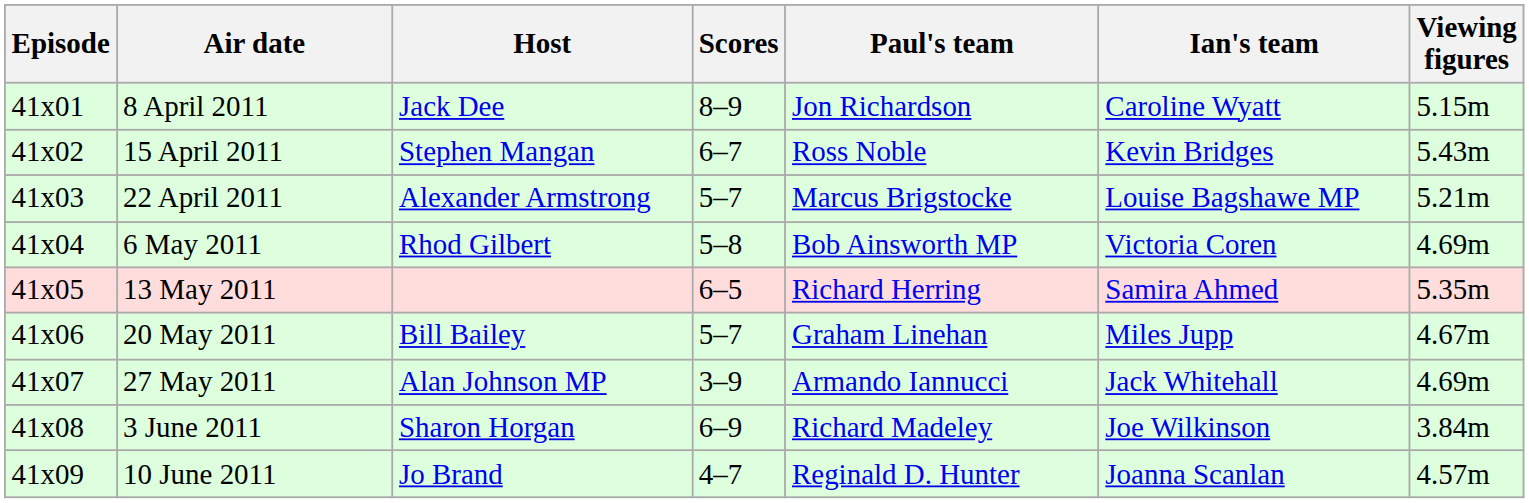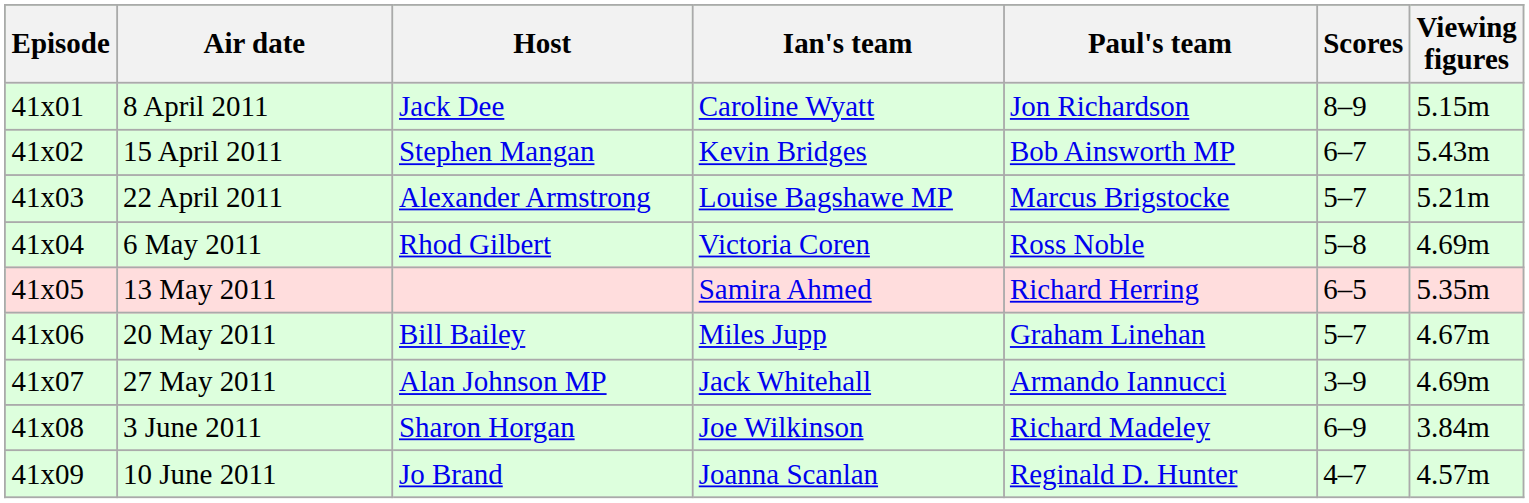columns swapped: (1254, 43) <-> (739, 43)
(859, 151) Ross Noble -> (1123, 151) Bob Ainsworth MP
(905, 243) Bob Ainsworth MP -> (1077, 243) Ross Noble
